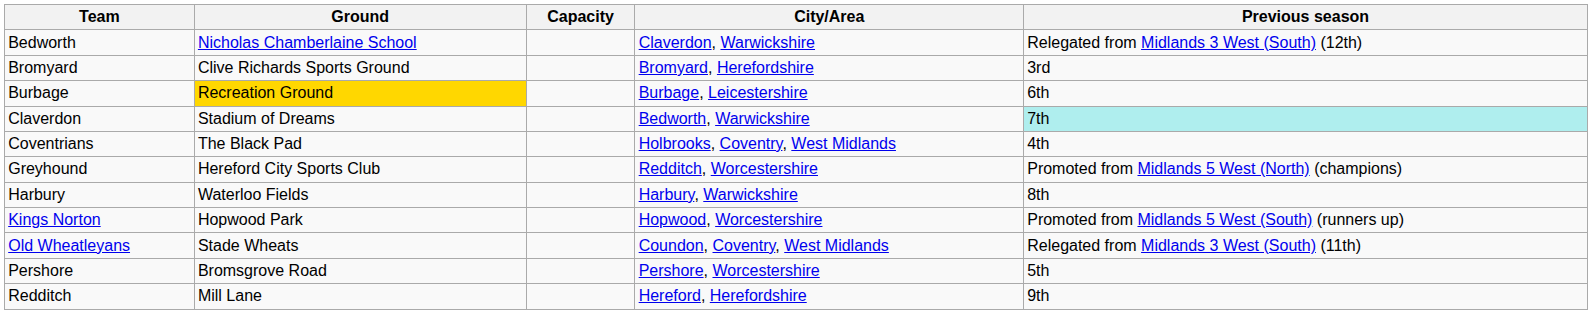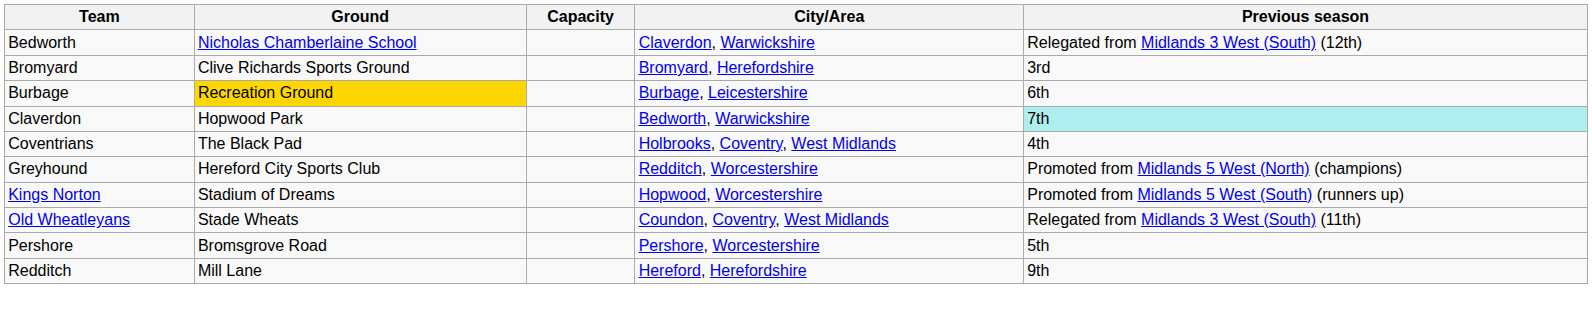(266, 118) Stadium of Dreams -> (250, 118) Hopwood Park
- row: (37, 194)
(250, 220) Hopwood Park -> (266, 194) Stadium of Dreams
